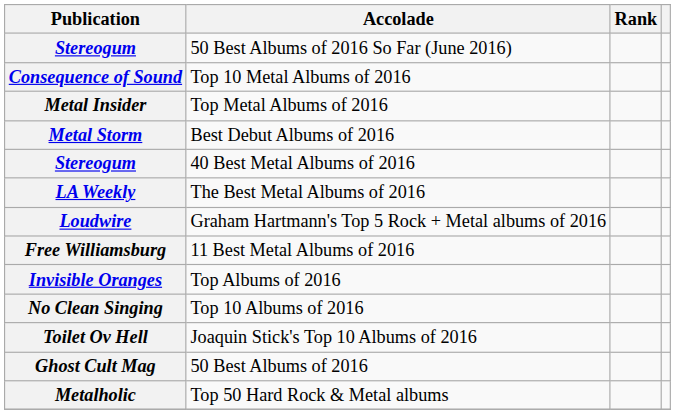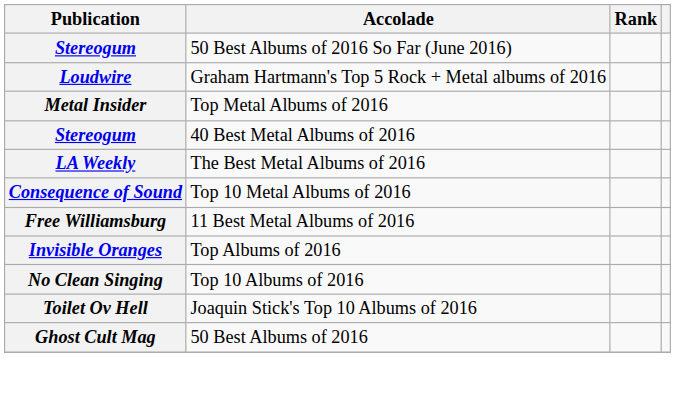rows swapped: (95, 76) <-> (95, 221)
- row: (95, 134)
- row: (95, 395)
